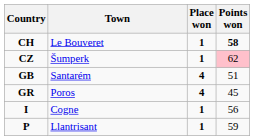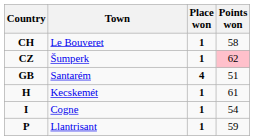(233, 42) bold -> (233, 42) normal
- row: (26, 93)
+ row: (26, 93)
(233, 110) 56 -> (233, 110) 54
